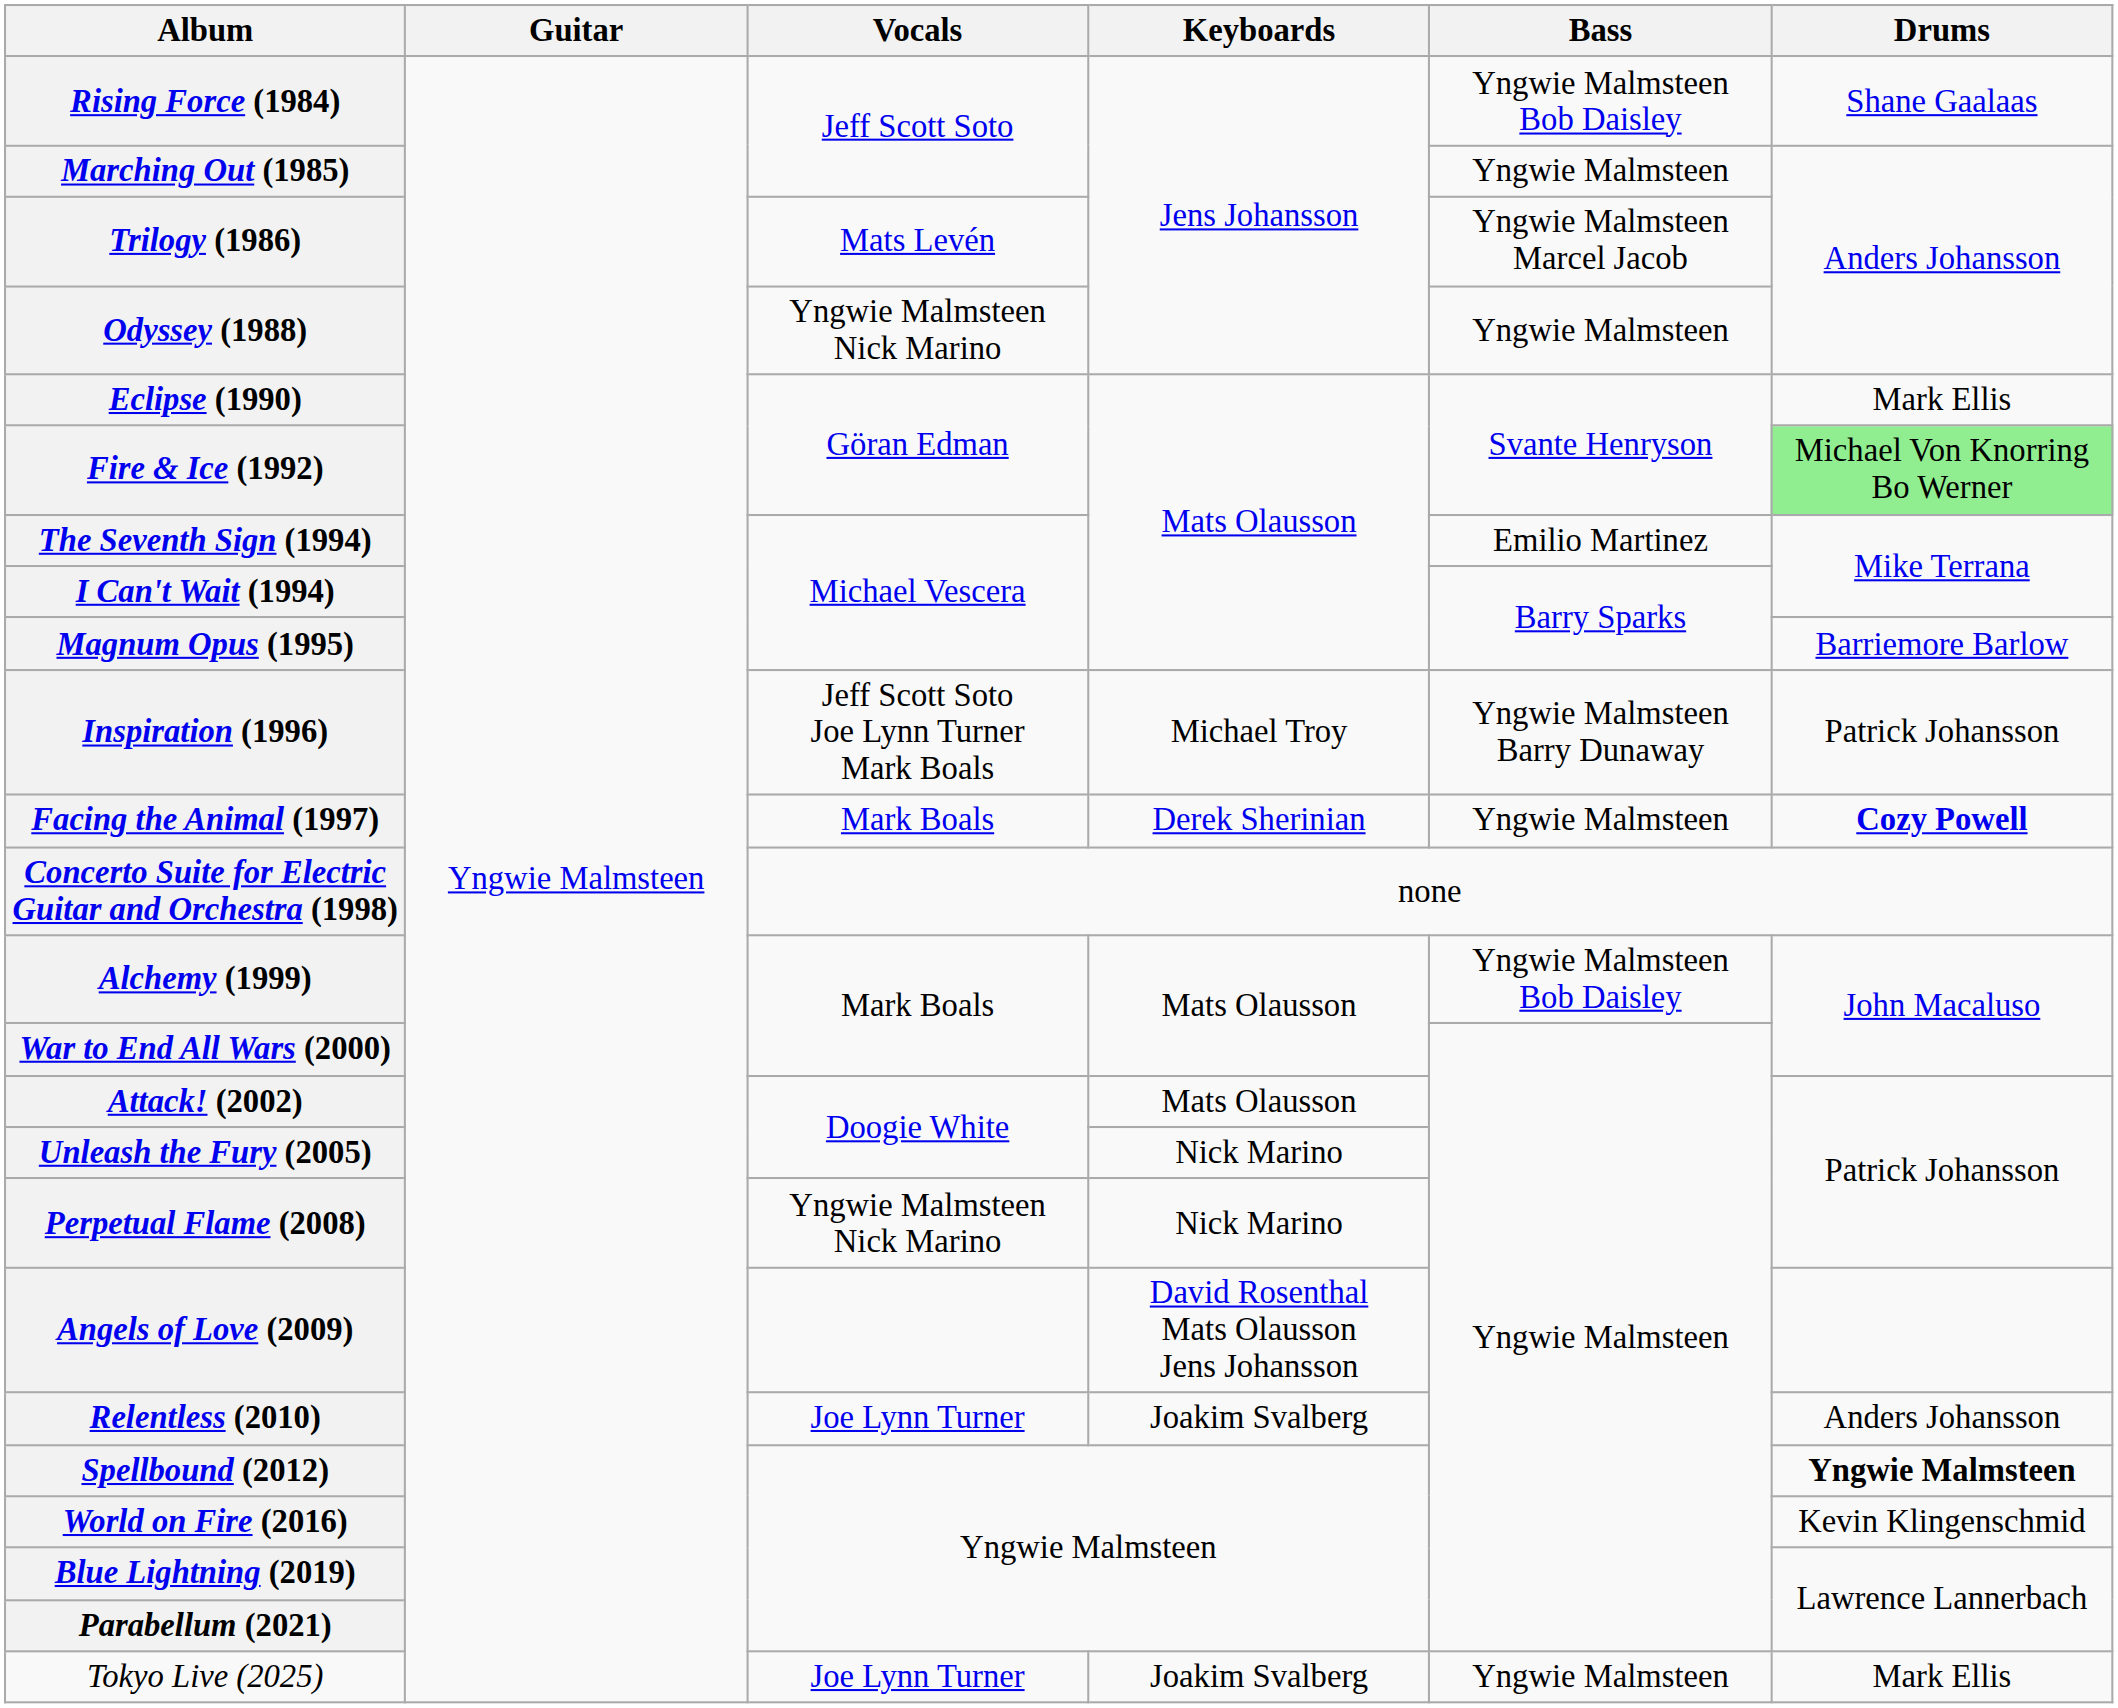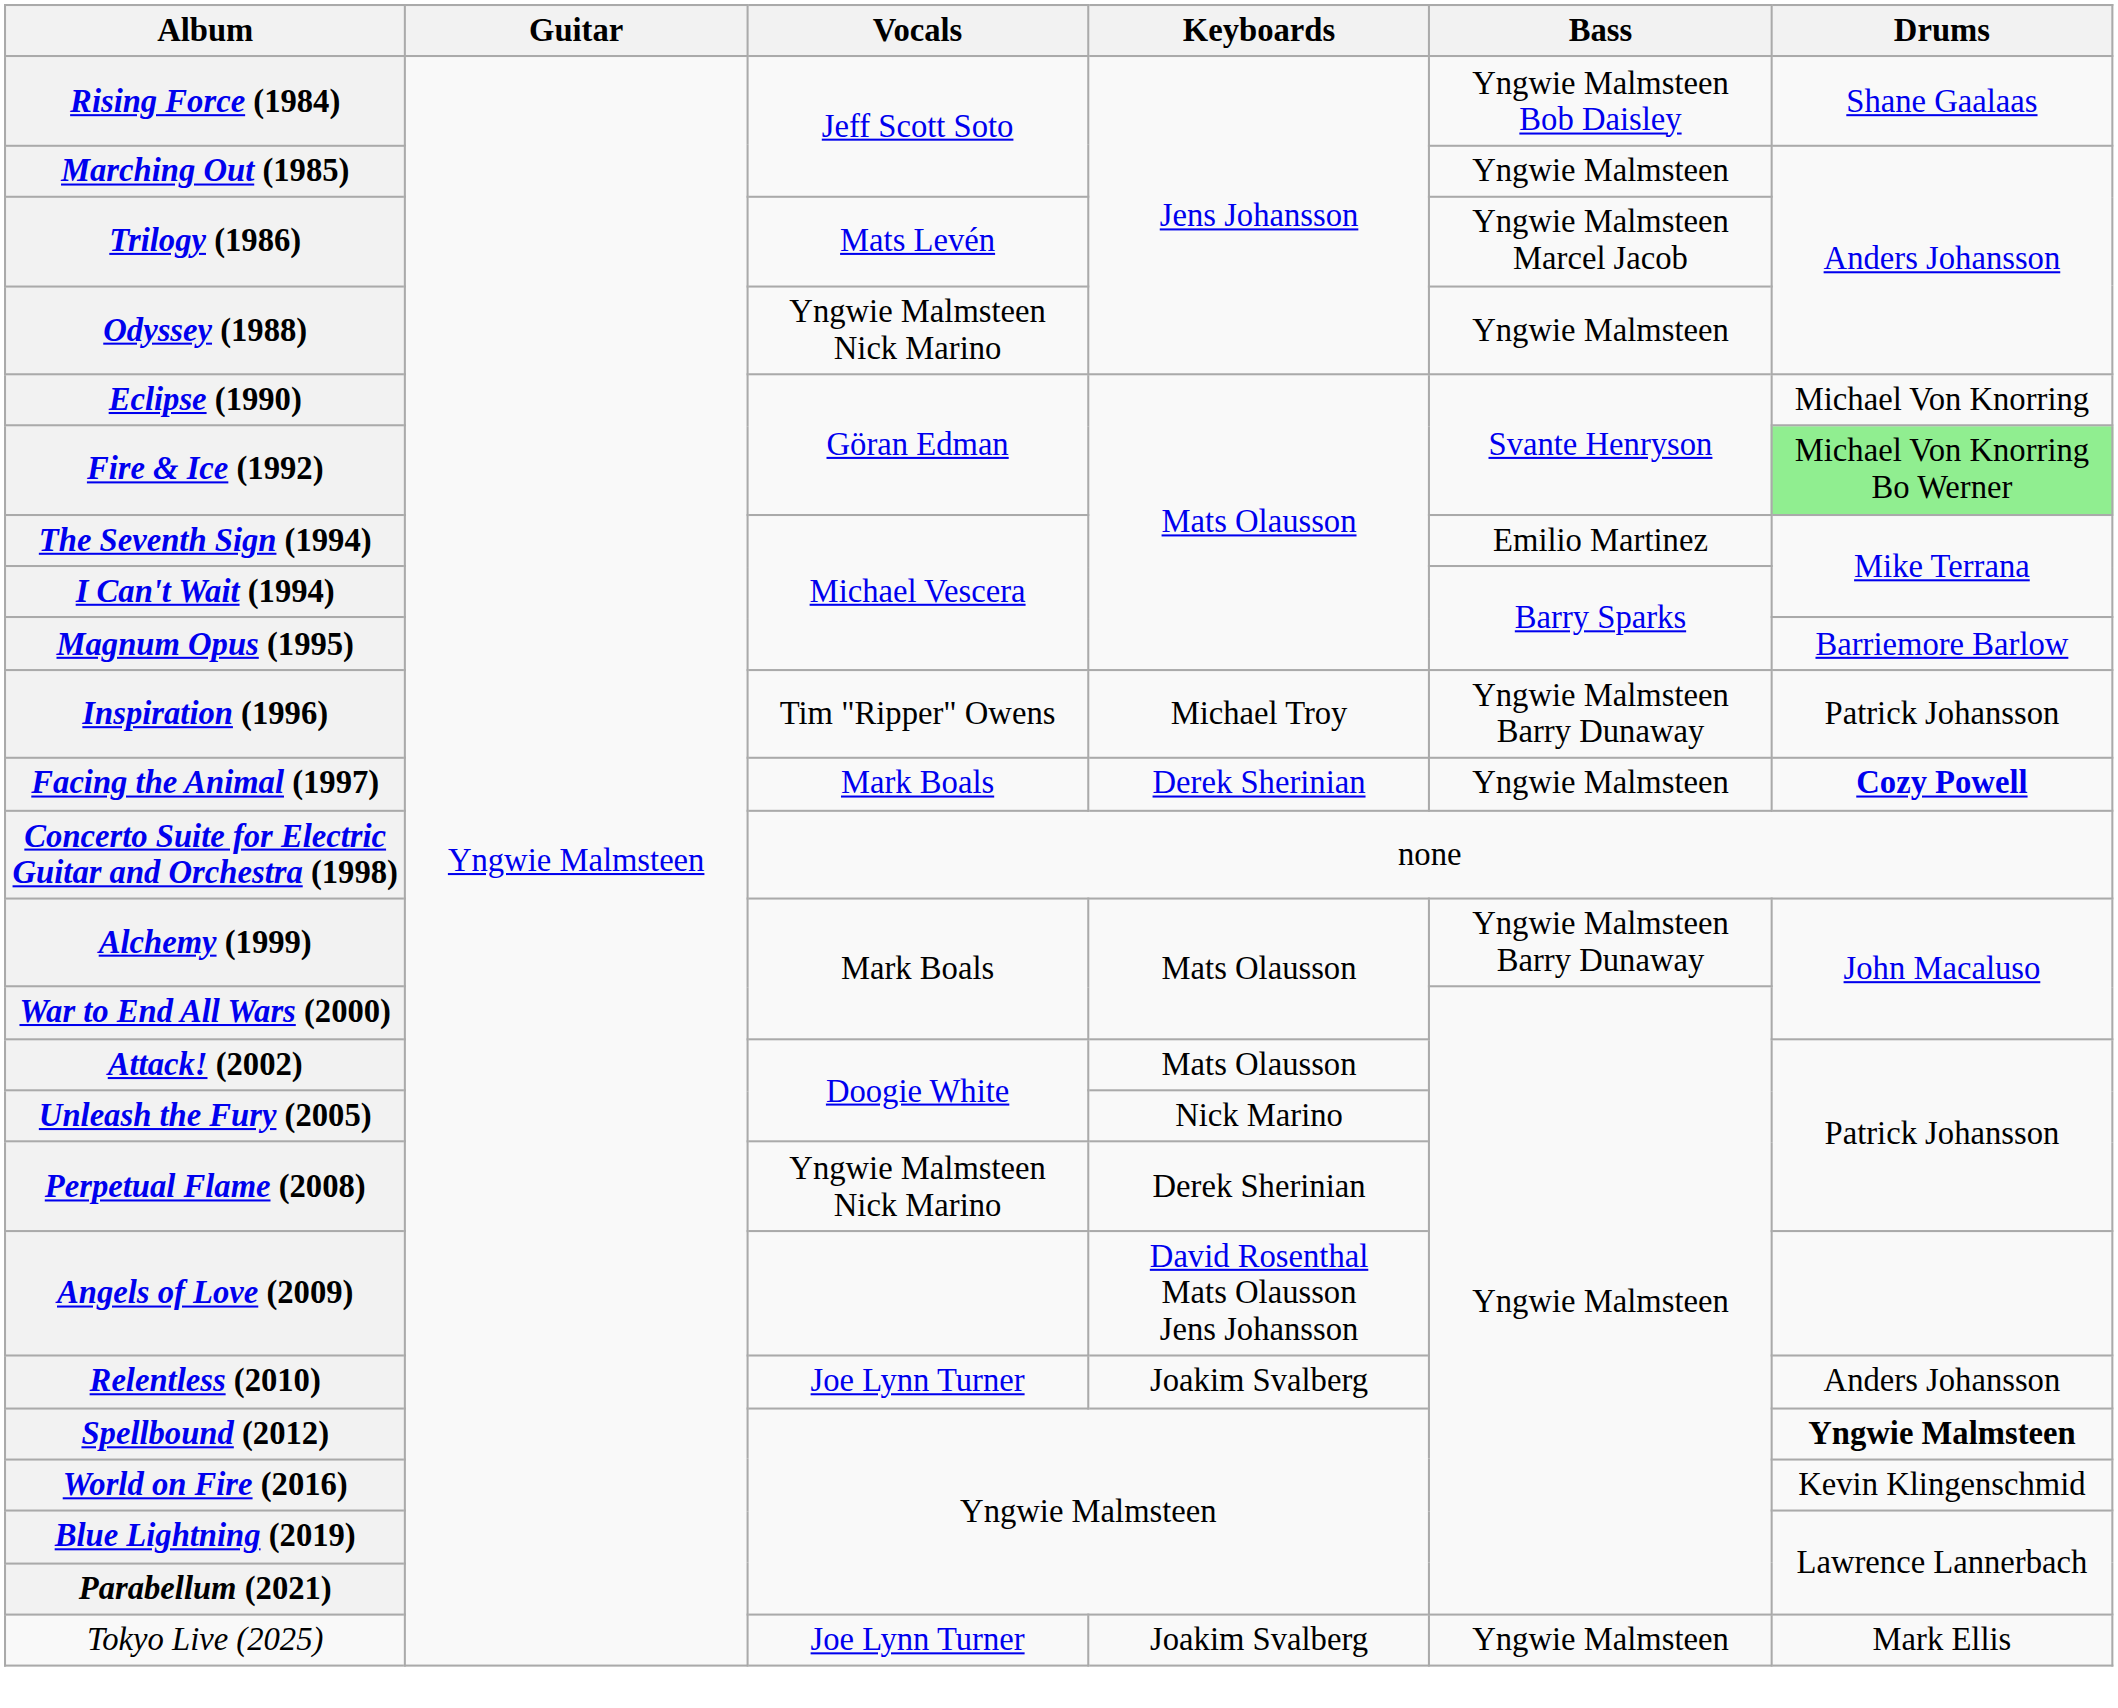(1942, 399) Mark Ellis -> (1942, 399) Michael Von Knorring
(918, 731) Jeff Scott Soto Joe Lynn Turner Mark Boals -> (918, 713) Tim "Ripper" Owens
(1600, 978) Yngwie Malmsteen Bob Daisley -> (1600, 942) Yngwie Malmsteen Barry Dunaway
(1259, 1222) Nick Marino -> (1259, 1185) Derek Sherinian
